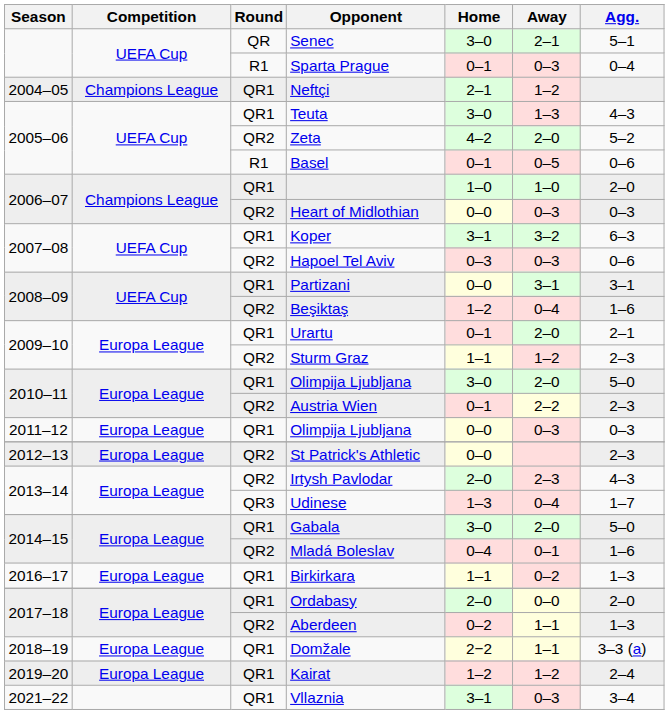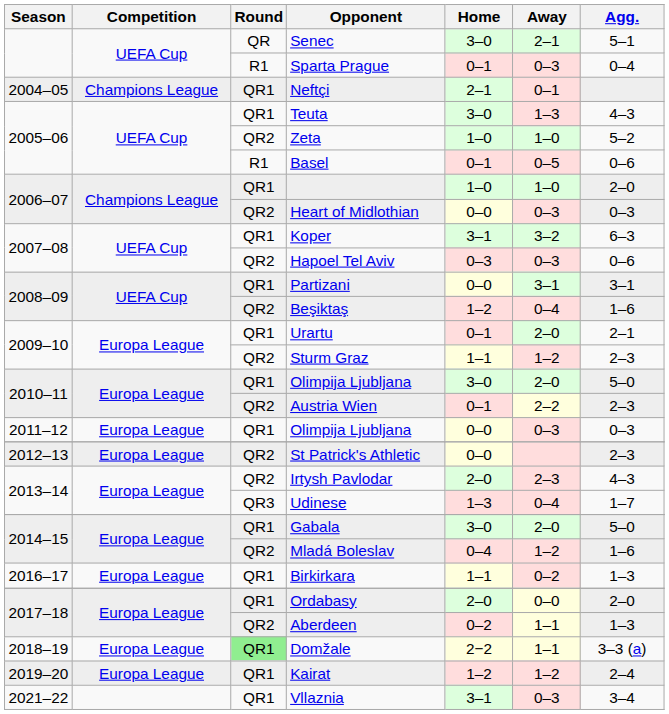(547, 90) 1–2 -> (547, 90) 0–1
(479, 138) 4–2 -> (479, 138) 1–0
(547, 138) 2–0 -> (547, 138) 1–0
(547, 552) 0–1 -> (547, 552) 1–2
(259, 649) no background -> (259, 649) lightgreen background
